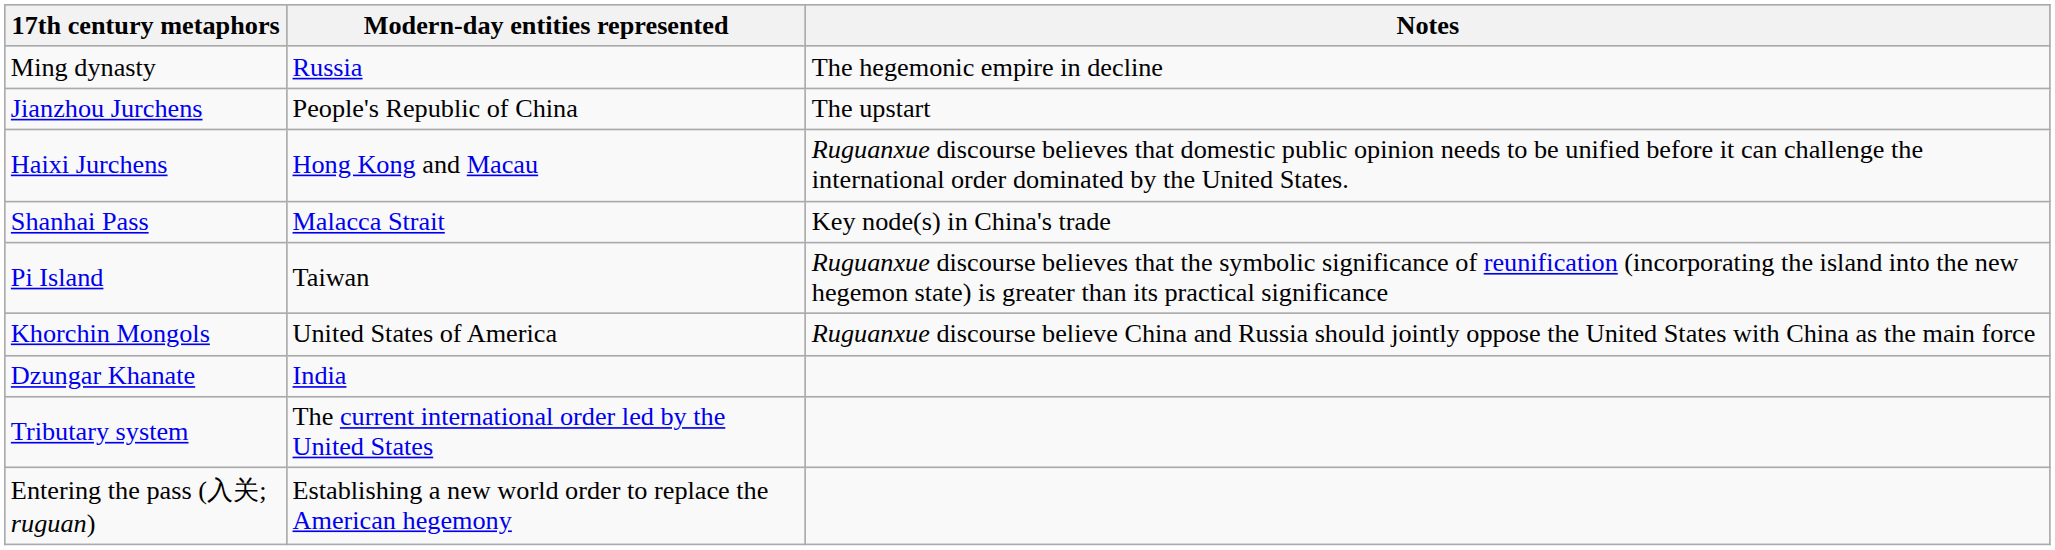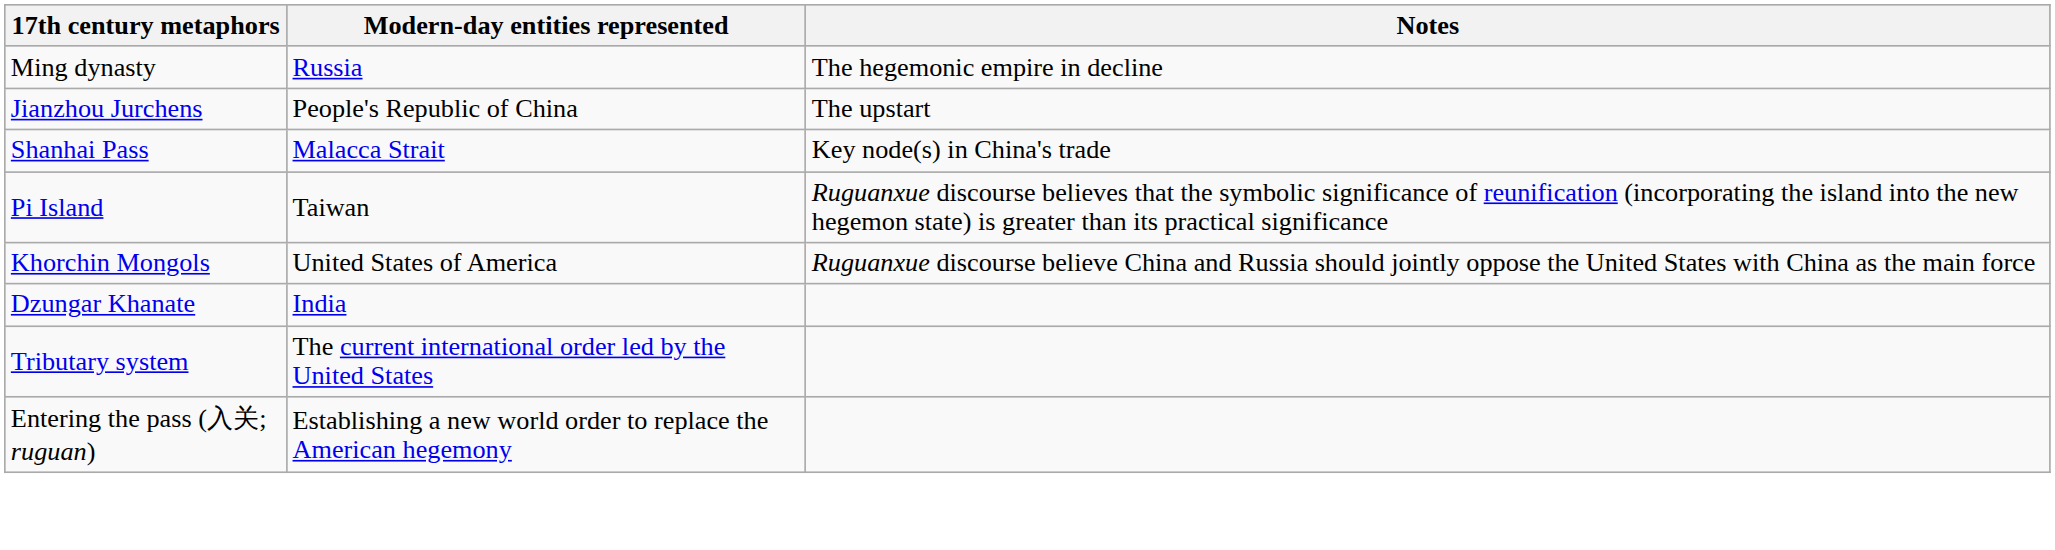- row: (89, 164)
